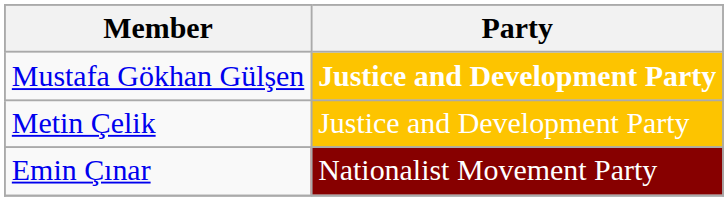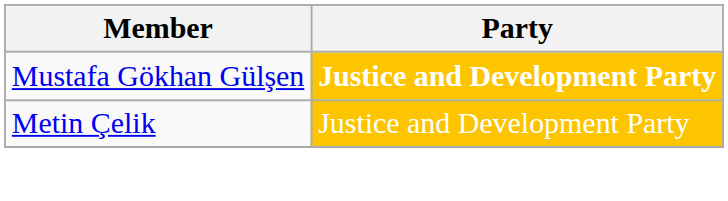- row: (81, 170)
